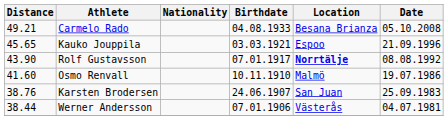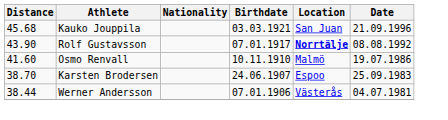- row: (94, 28)
(21, 44) 45.65 -> (21, 28) 45.68
(310, 44) Espoo -> (319, 28) San Juan
(21, 92) 38.76 -> (21, 76) 38.70
(319, 92) San Juan -> (310, 76) Espoo
